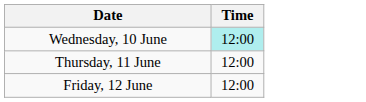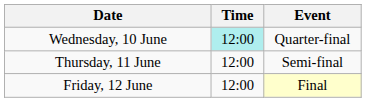+ column: (312, 16)
